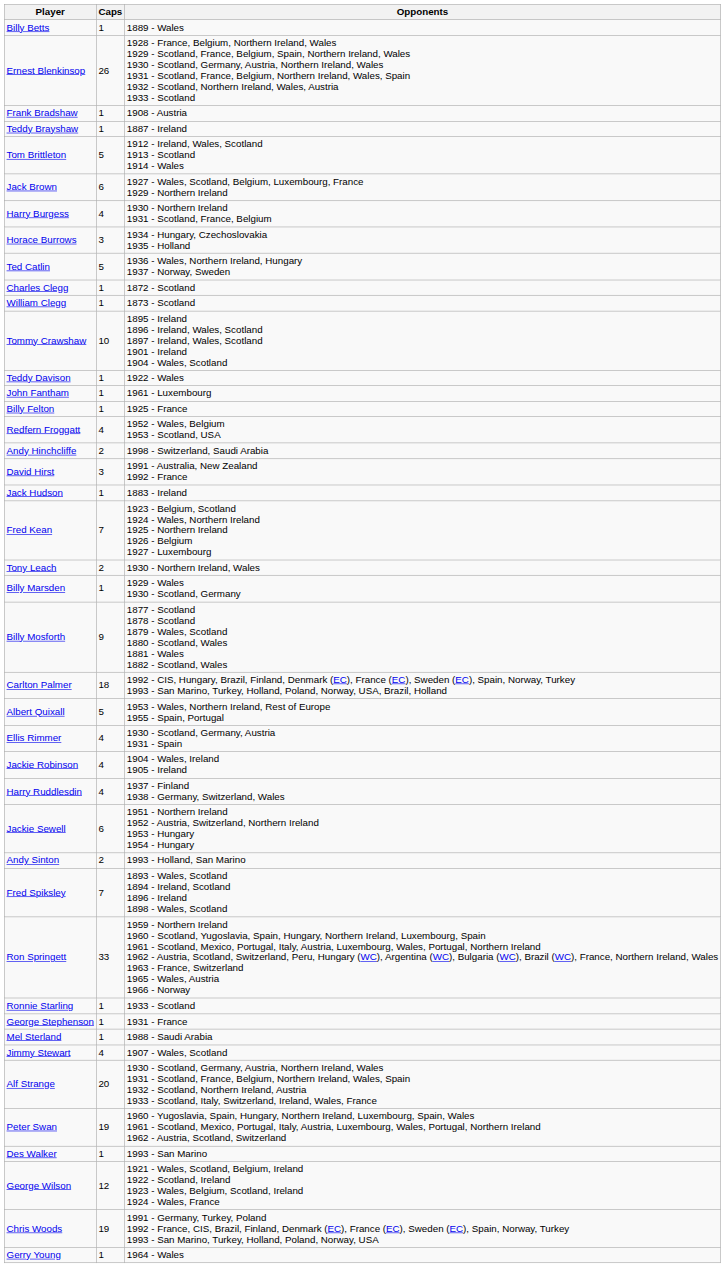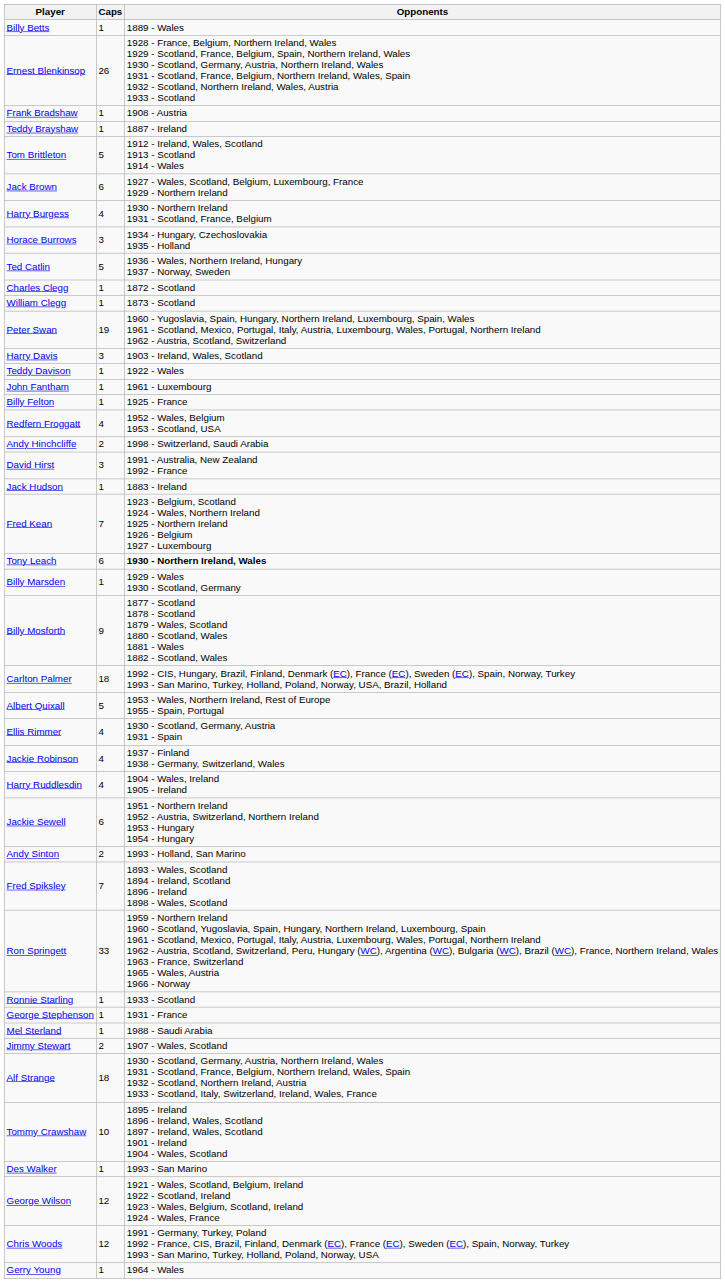rows swapped: (46, 340) <-> (32, 1127)
+ row: (32, 356)
(101, 567) 2 -> (101, 561) 6
(193, 567) normal -> (197, 561) bold
(173, 765) 1904 - Wales, Ireland 1905 - Ireland -> (206, 758) 1937 - Finland 1938 - Germany, Switzerland, Wales
(206, 791) 1937 - Finland 1938 - Germany, Switzerland, Wales -> (173, 785) 1904 - Wales, Ireland 1905 - Ireland
(101, 1052) 4 -> (101, 1046) 2
(104, 1084) 20 -> (104, 1078) 18
(104, 1228) 19 -> (104, 1244) 12
